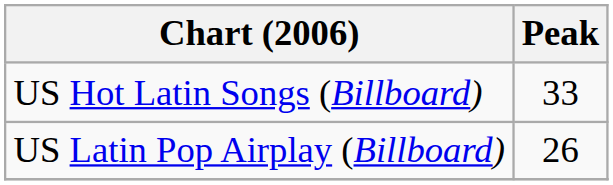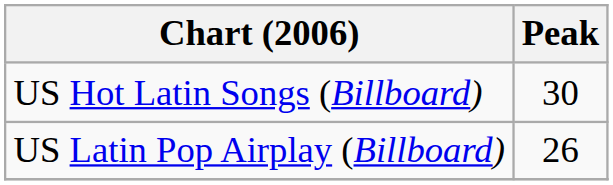(560, 91) 33 -> (560, 91) 30
